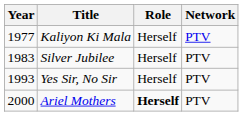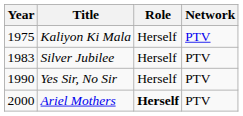(21, 36) 1977 -> (21, 36) 1975
(21, 79) 1993 -> (21, 79) 1990
